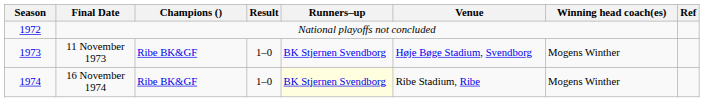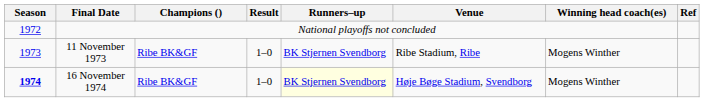(464, 53) Høje Bøge Stadium, Svendborg -> (438, 53) Ribe Stadium, Ribe
(30, 82) normal -> (30, 82) bold
(438, 82) Ribe Stadium, Ribe -> (464, 82) Høje Bøge Stadium, Svendborg
